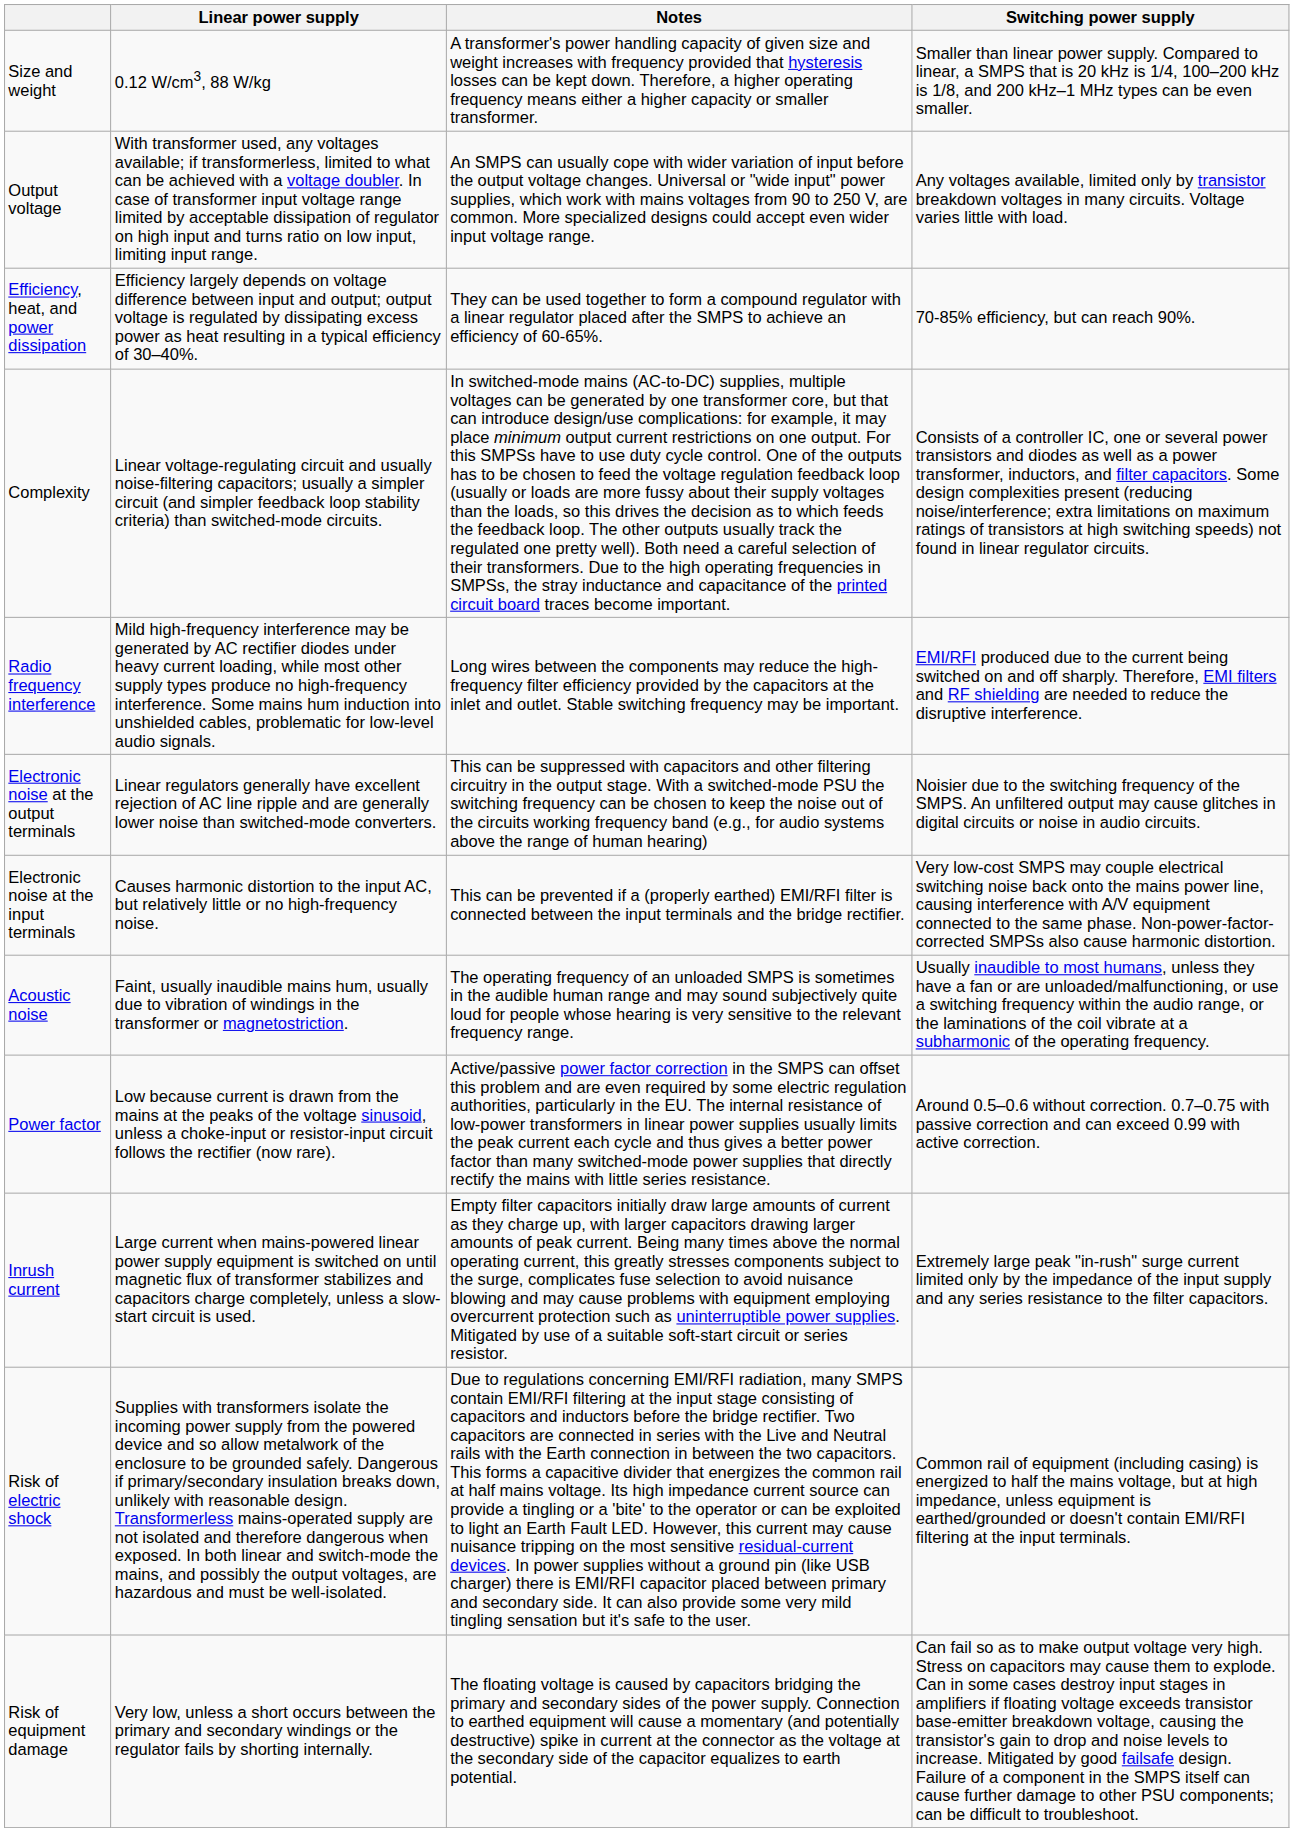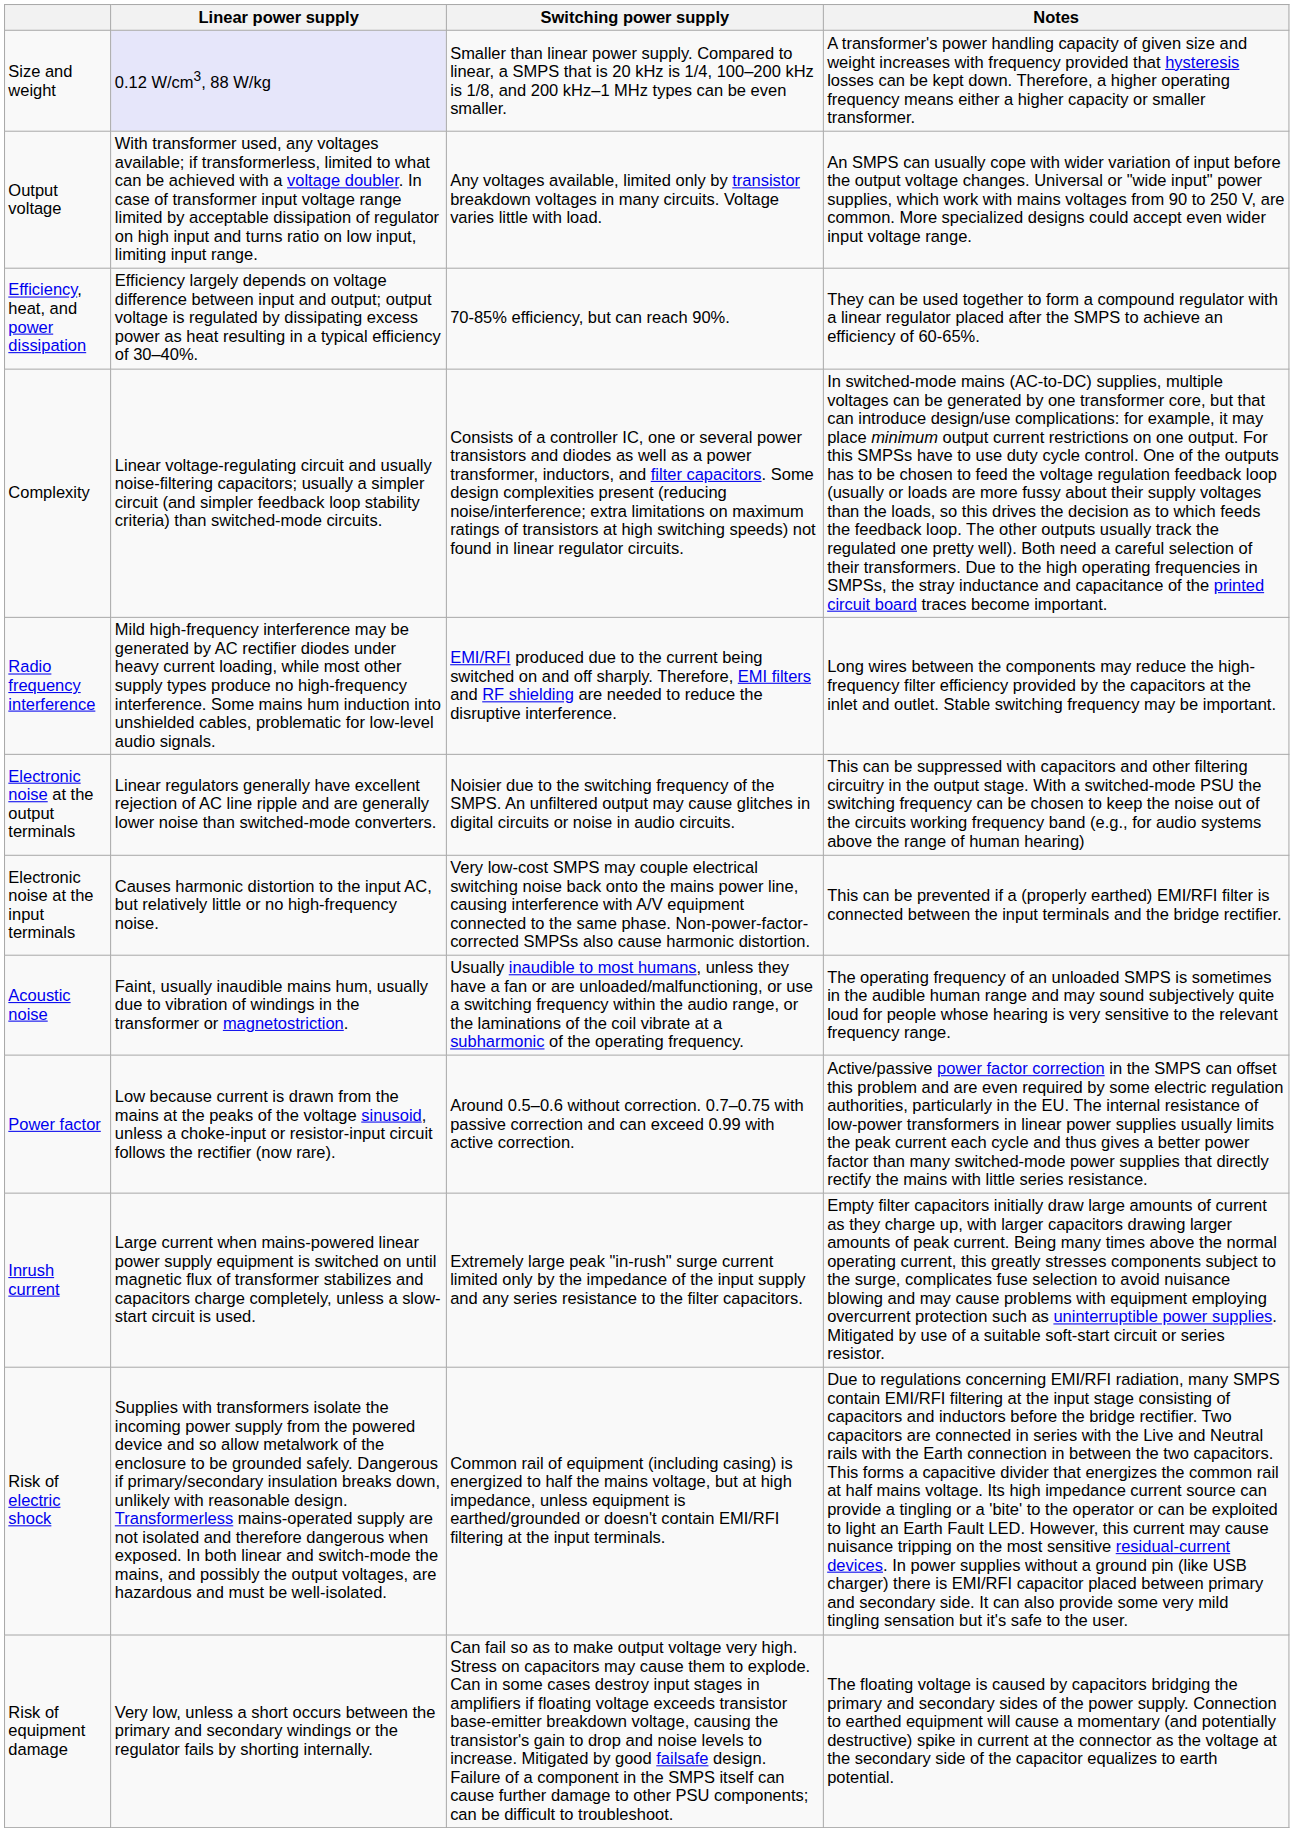columns swapped: (1100, 17) <-> (679, 17)
(193, 80) no background -> (193, 80) lavender background
